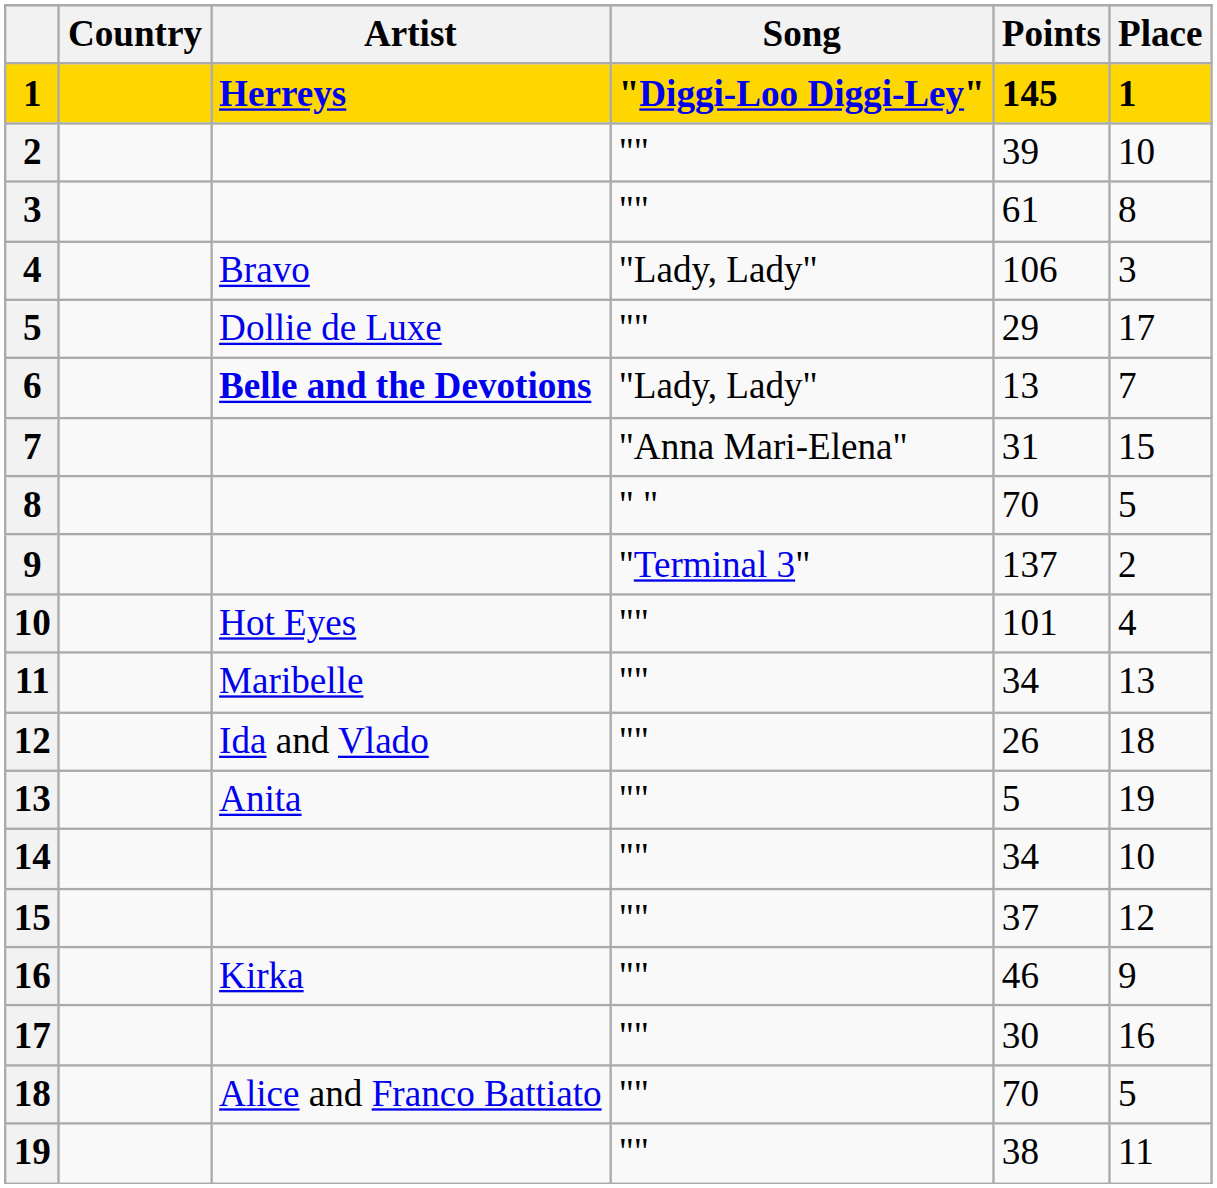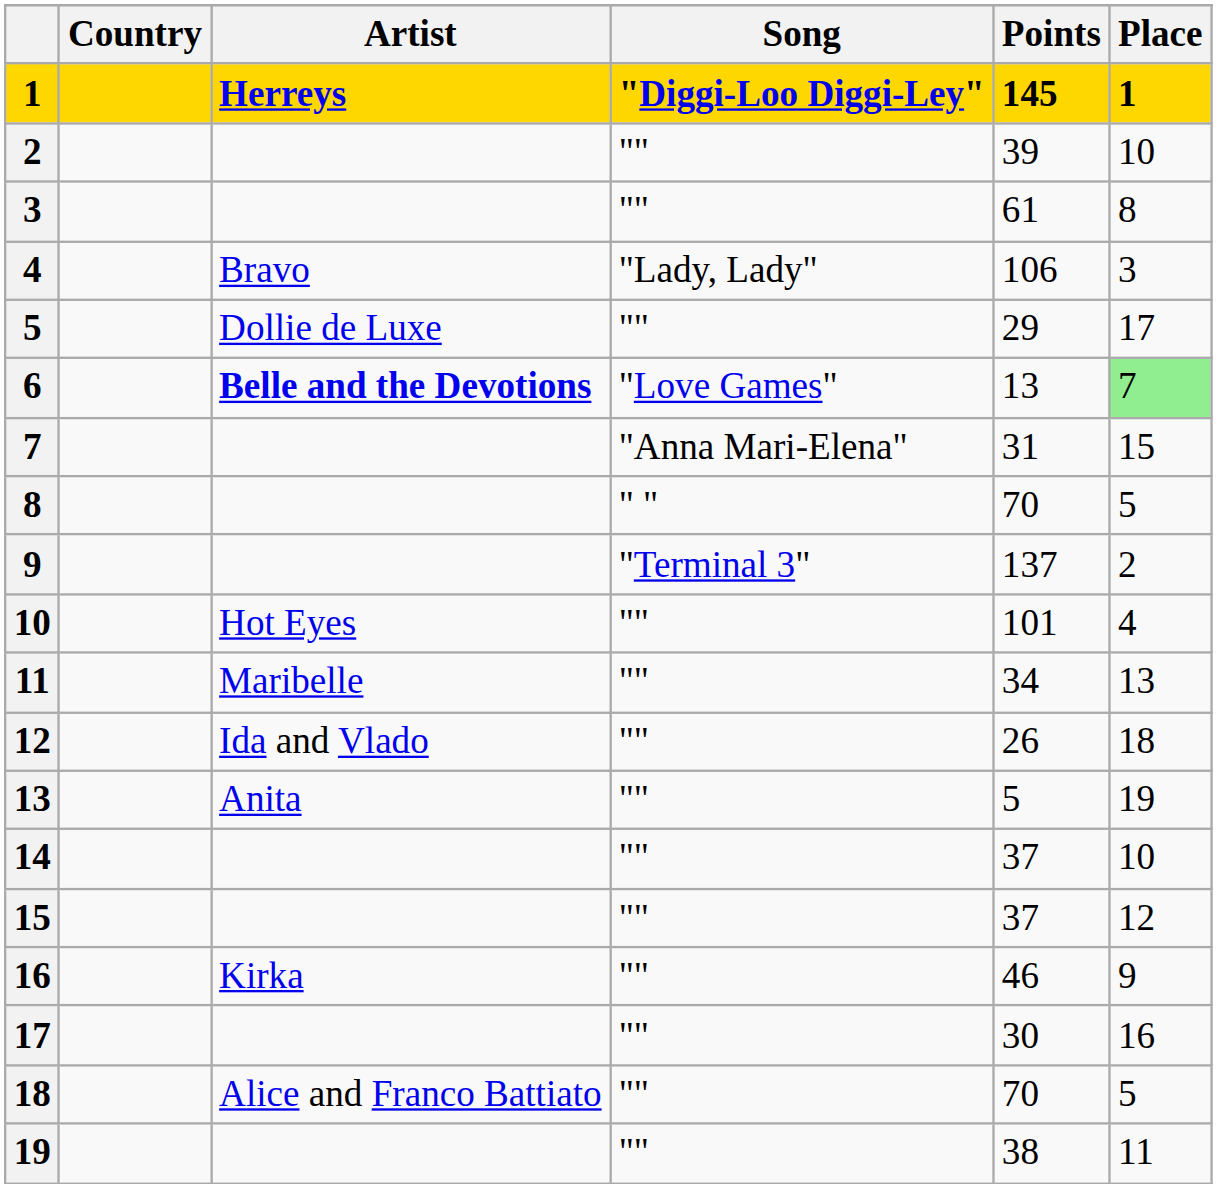(718, 387) "Lady, Lady" -> (728, 387) "Love Games"
(1127, 387) no background -> (1127, 387) lightgreen background
(1020, 858) 34 -> (1020, 858) 37
